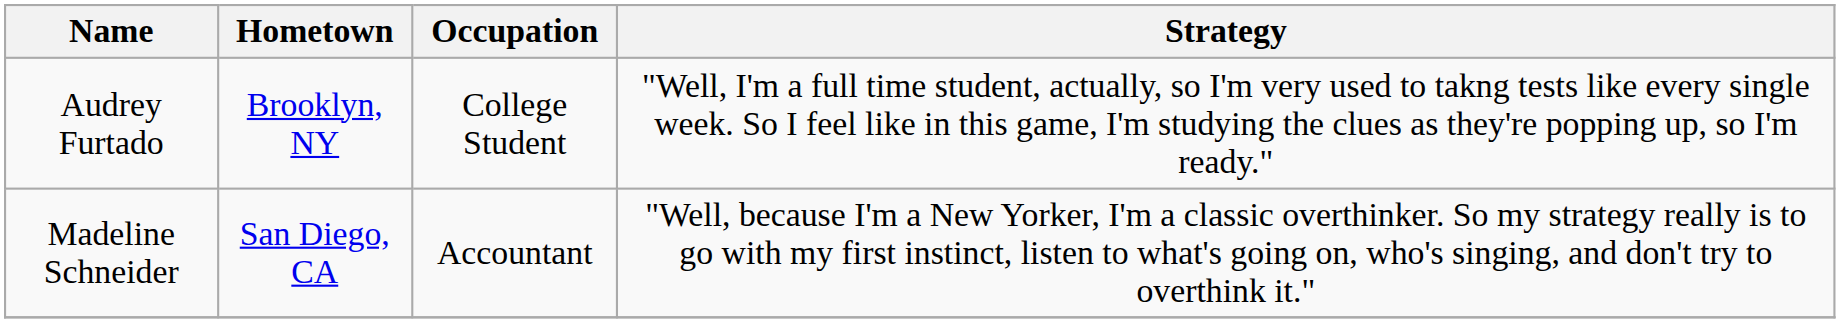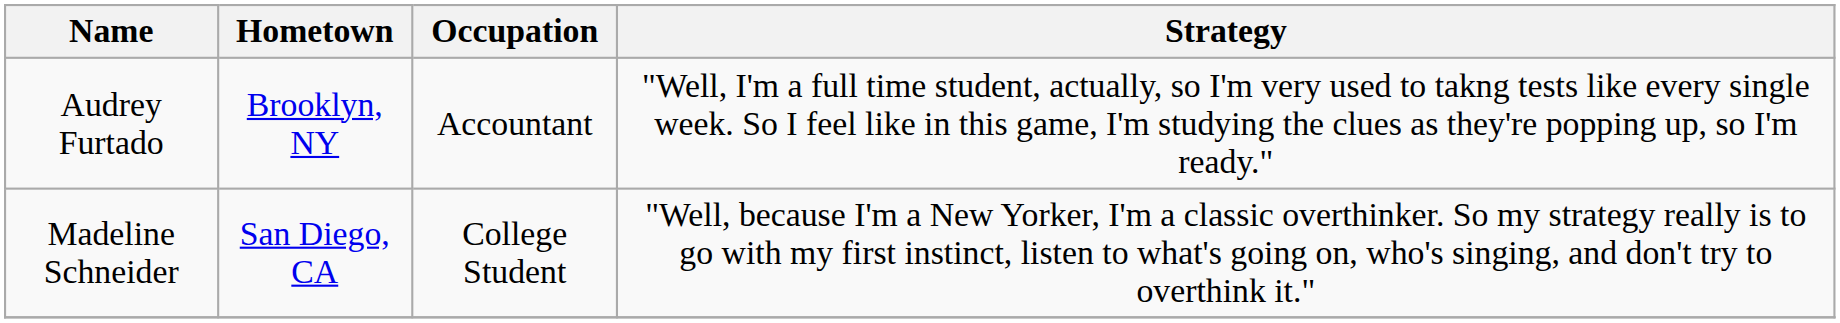(515, 122) College Student -> (515, 122) Accountant
(515, 252) Accountant -> (515, 252) College Student
